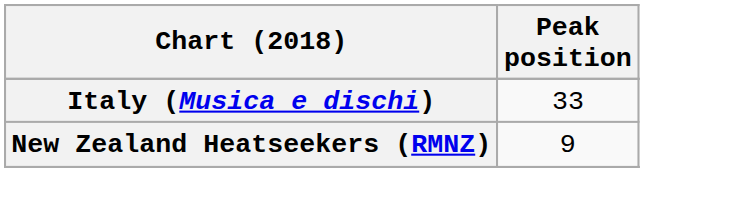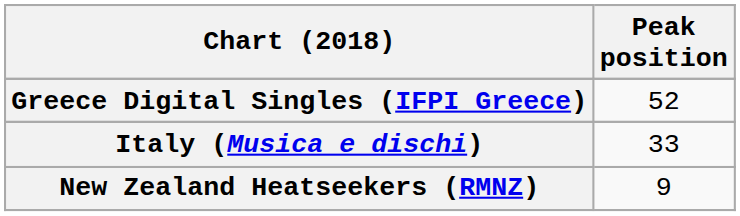+ row: (299, 101)
